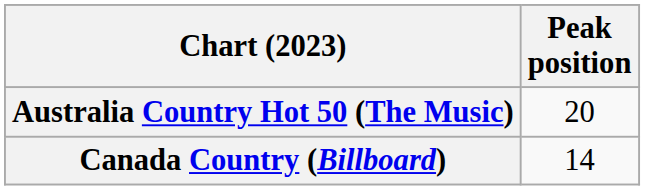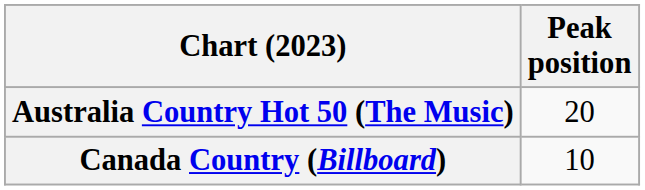(580, 160) 14 -> (580, 160) 10
